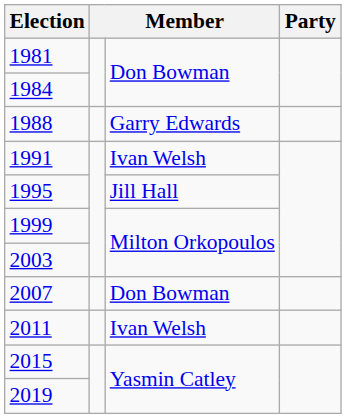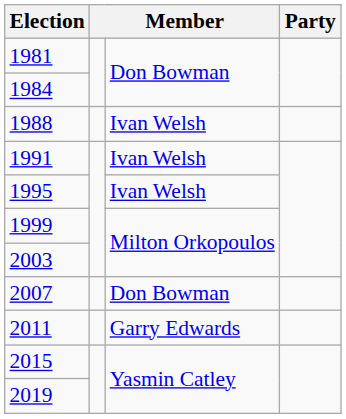(175, 123) Garry Edwards -> (158, 123) Ivan Welsh
(144, 191) Jill Hall -> (158, 191) Ivan Welsh
(158, 327) Ivan Welsh -> (175, 327) Garry Edwards
